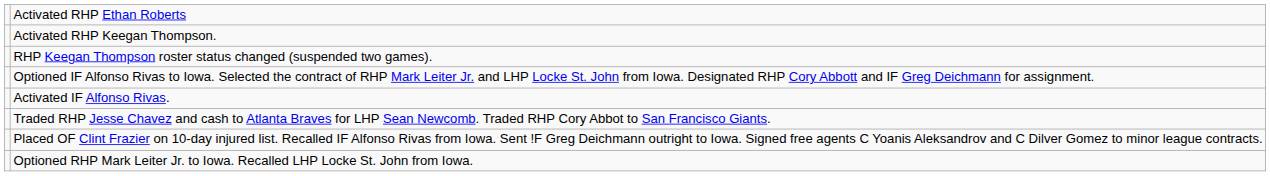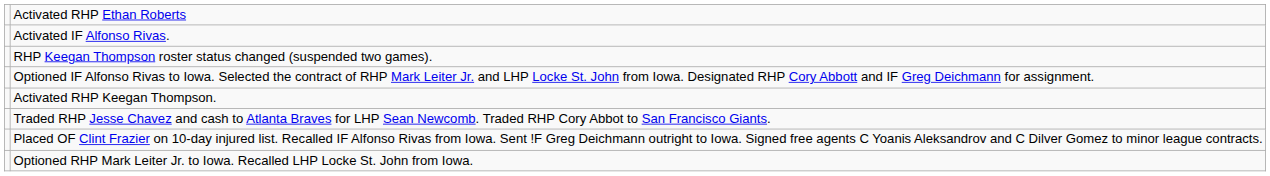rows swapped: (92, 98) <-> (115, 35)
